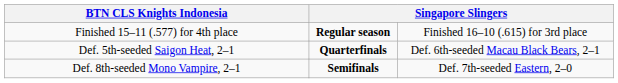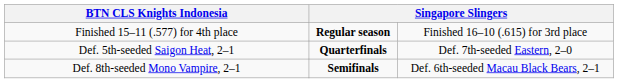(505, 50) Def. 6th-seeded Macau Black Bears, 2–1 -> (505, 50) Def. 7th-seeded Eastern, 2–0
(505, 68) Def. 7th-seeded Eastern, 2–0 -> (505, 68) Def. 6th-seeded Macau Black Bears, 2–1
